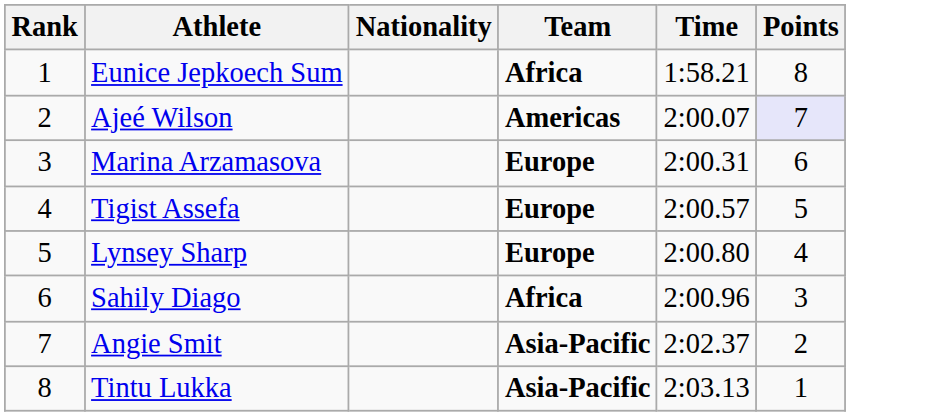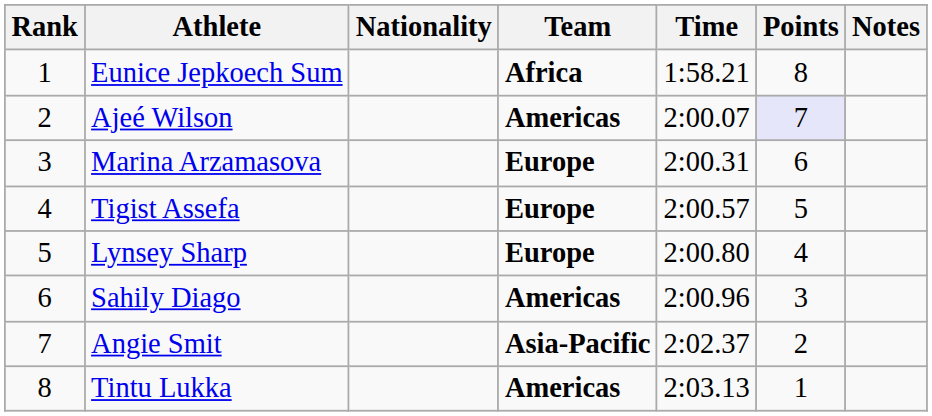+ column: (886, 27)
(544, 298) Africa -> (563, 298) Americas
(578, 388) Asia-Pacific -> (563, 388) Americas
